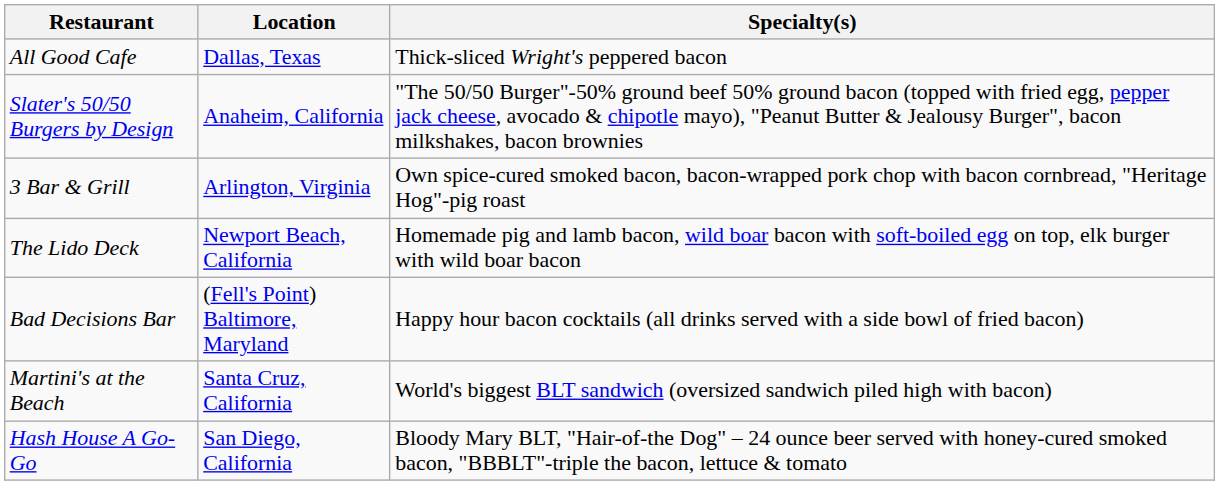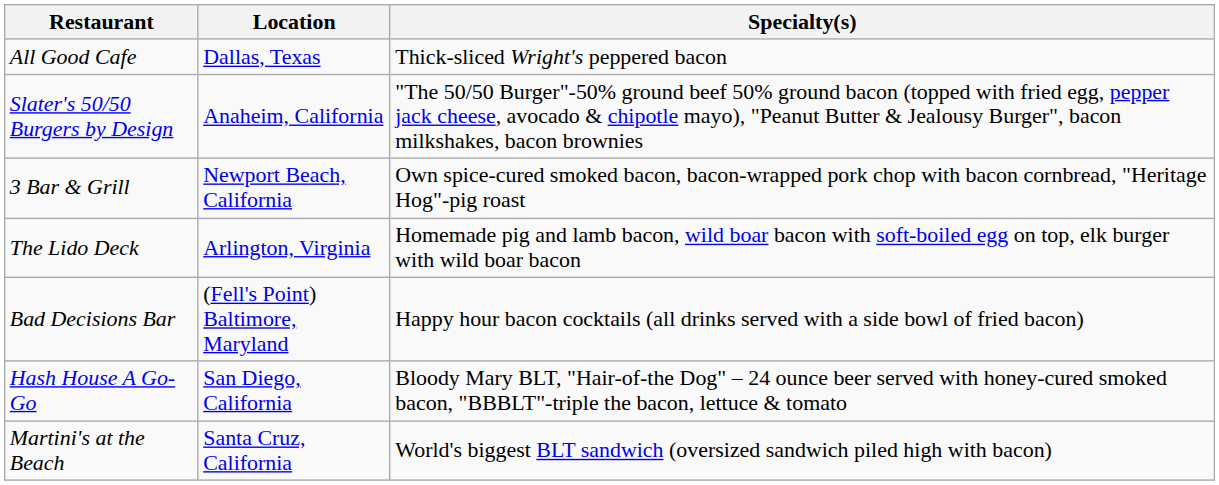(287, 187) Arlington, Virginia -> (274, 187) Newport Beach, California
(274, 247) Newport Beach, California -> (287, 247) Arlington, Virginia
rows swapped: (92, 450) <-> (77, 390)
